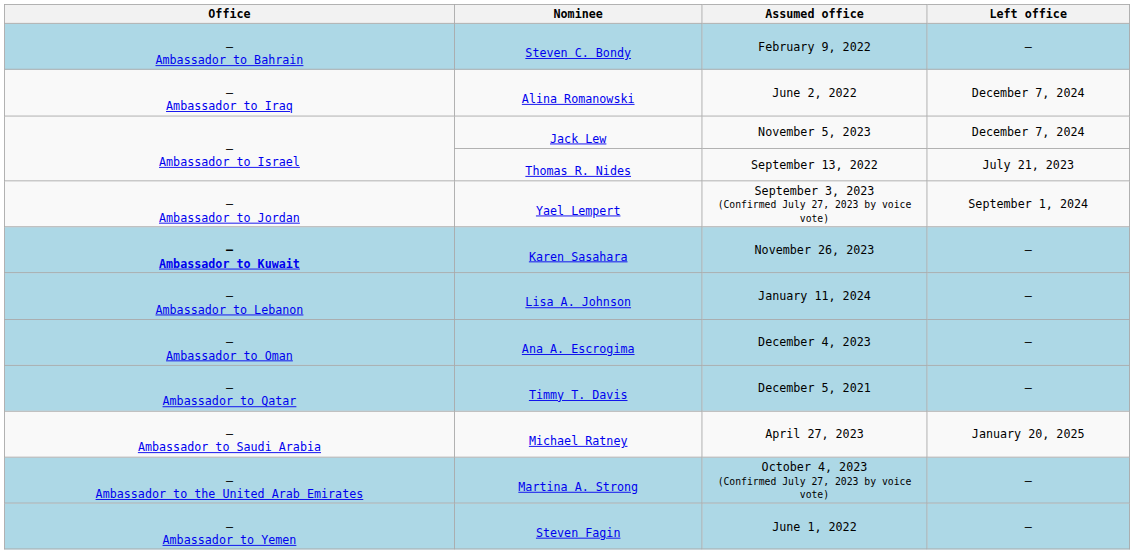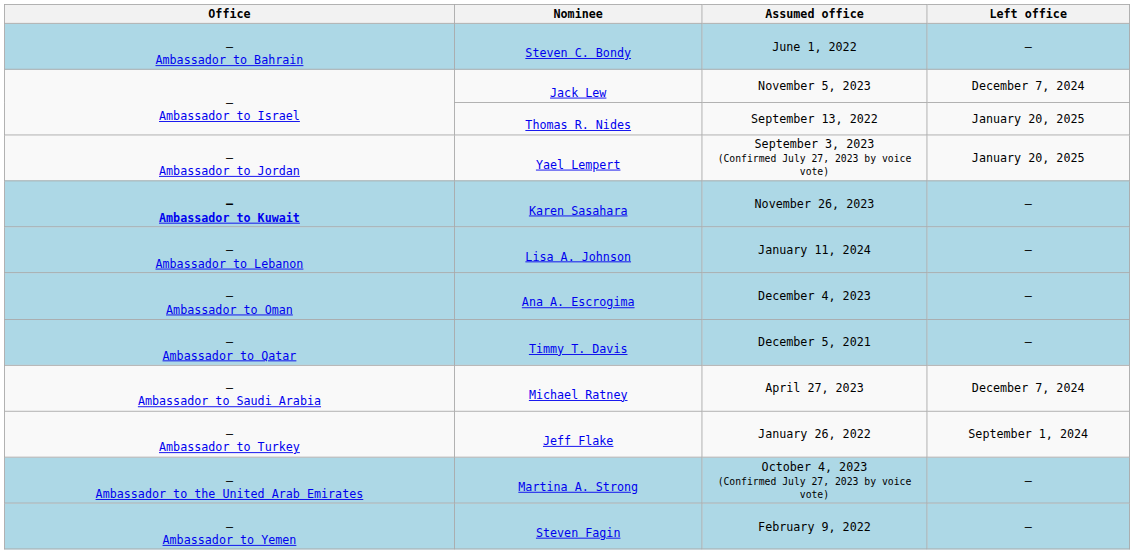(814, 47) February 9, 2022 -> (814, 47) June 1, 2022
- row: (578, 99)
(1028, 165) July 21, 2023 -> (1028, 118) January 20, 2025
(1028, 204) September 1, 2024 -> (1028, 158) January 20, 2025
(1028, 434) January 20, 2025 -> (1028, 388) December 7, 2024
+ row: (578, 441)
(814, 526) June 1, 2022 -> (814, 526) February 9, 2022
